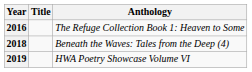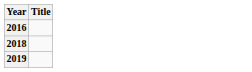- column: (150, 12)
